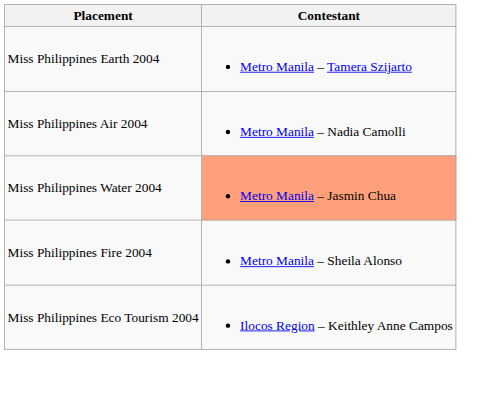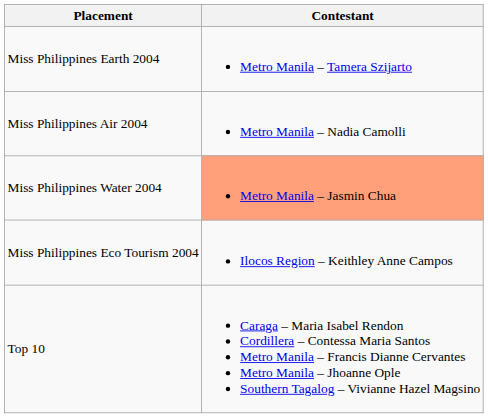- row: (80, 252)
+ row: (26, 349)
